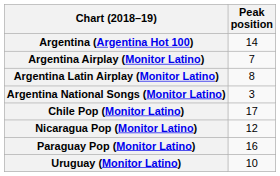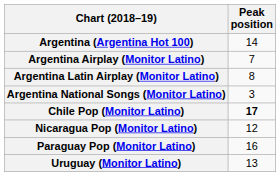(252, 111) normal -> (252, 111) bold
(252, 163) 10 -> (252, 163) 13
